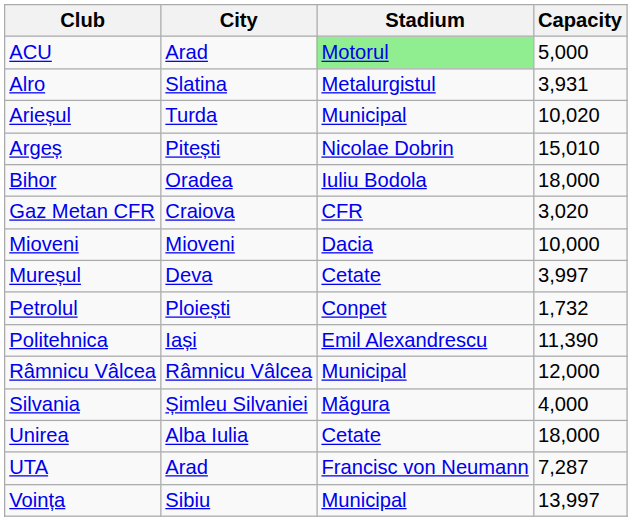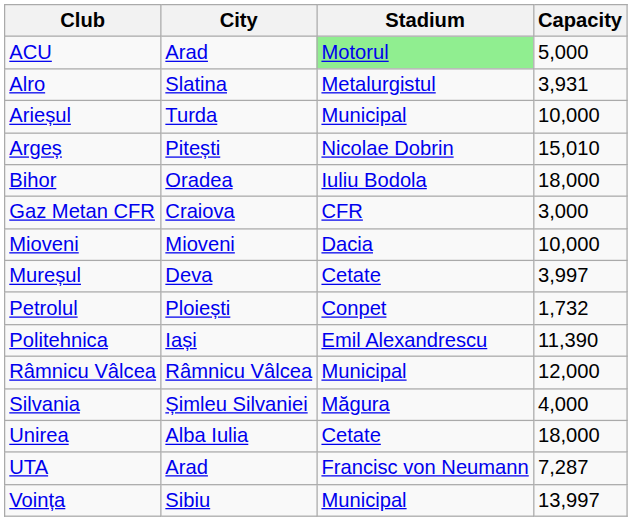(569, 116) 10,020 -> (569, 116) 10,000
(563, 212) 3,020 -> (563, 212) 3,000
